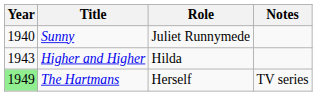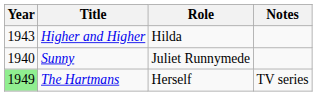rows swapped: (58, 36) <-> (93, 58)
